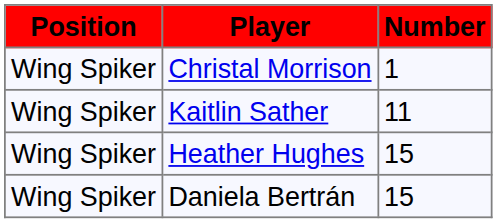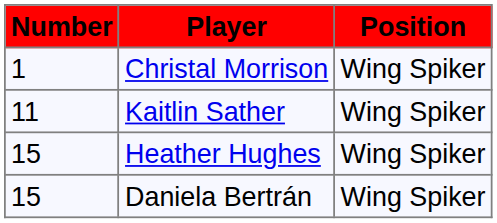columns swapped: (435, 26) <-> (84, 26)
